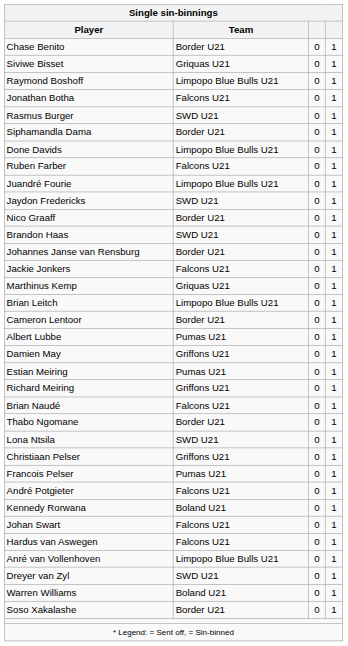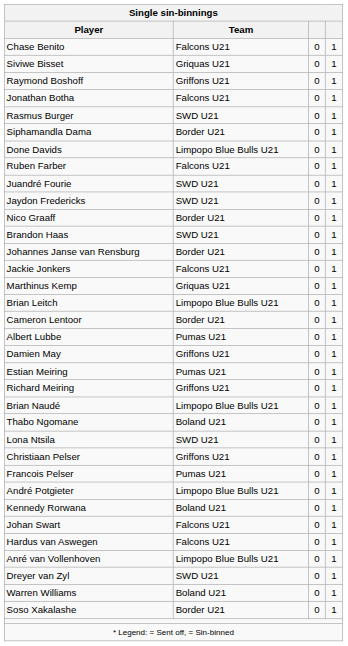(200, 47) Border U21 -> (203, 47) Falcons U21
(227, 81) Limpopo Blue Bulls U21 -> (203, 81) Griffons U21
(227, 184) Limpopo Blue Bulls U21 -> (197, 184) SWD U21
(203, 405) Falcons U21 -> (227, 405) Limpopo Blue Bulls U21
(200, 423) Border U21 -> (201, 423) Boland U21
(203, 491) Falcons U21 -> (227, 491) Limpopo Blue Bulls U21
